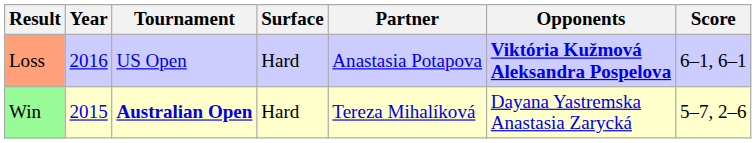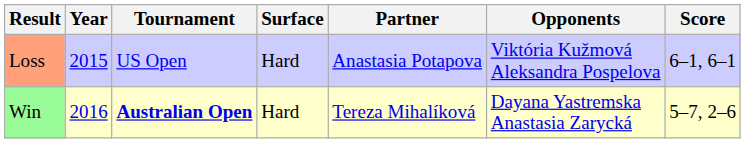(89, 60) 2016 -> (89, 60) 2015
(581, 60) bold -> (576, 60) normal
(89, 112) 2015 -> (89, 112) 2016
